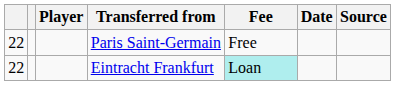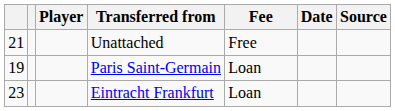+ row: (127, 42)
(16, 42) 22 -> (16, 67) 19
(243, 42) Free -> (245, 67) Loan
(16, 67) 22 -> (16, 93) 23
(245, 67) paleturquoise background -> (245, 93) no background
